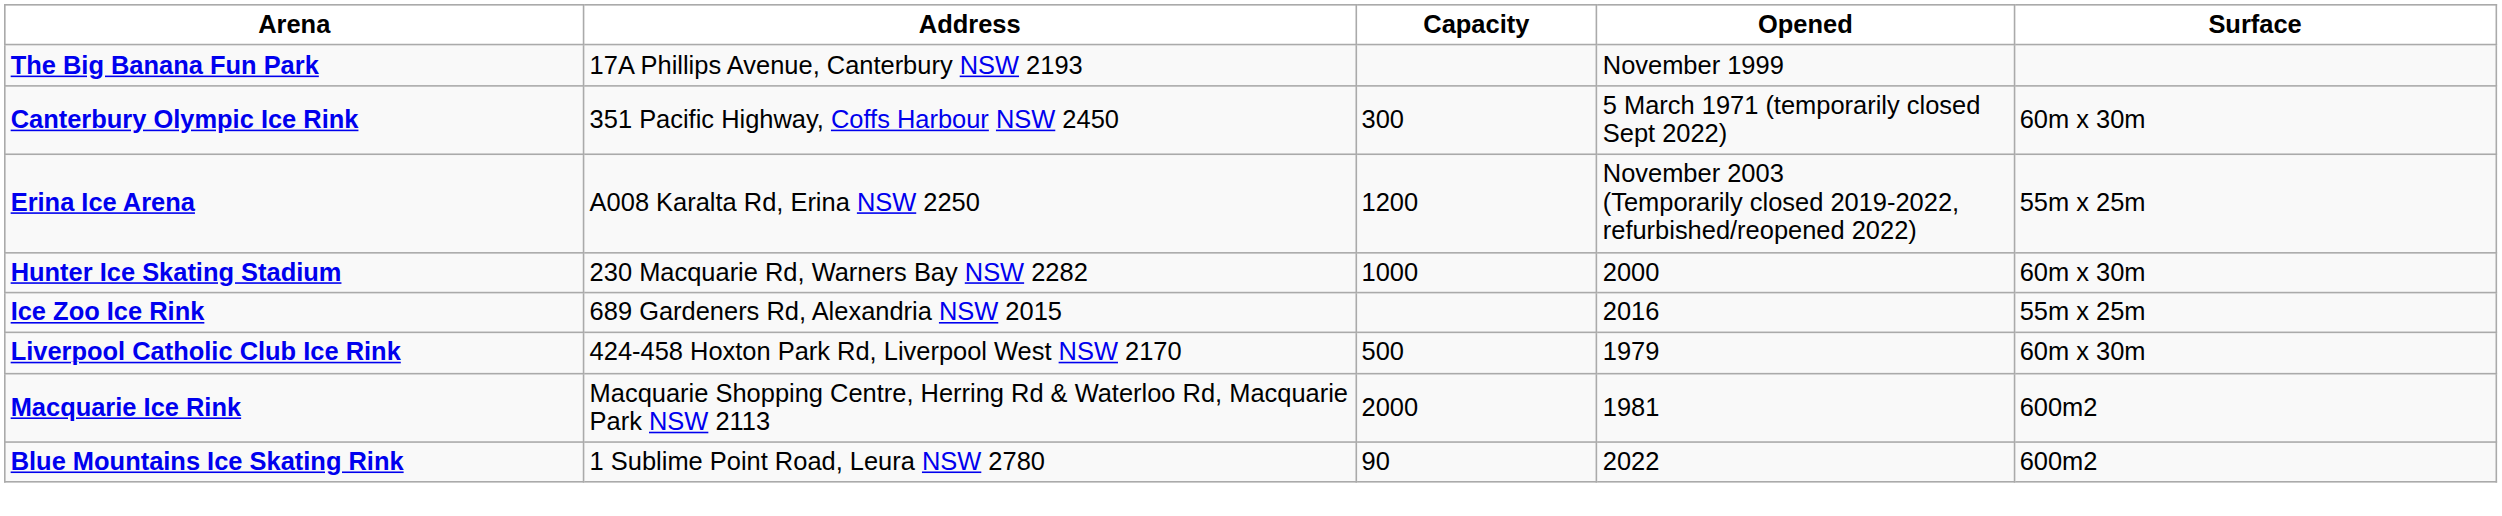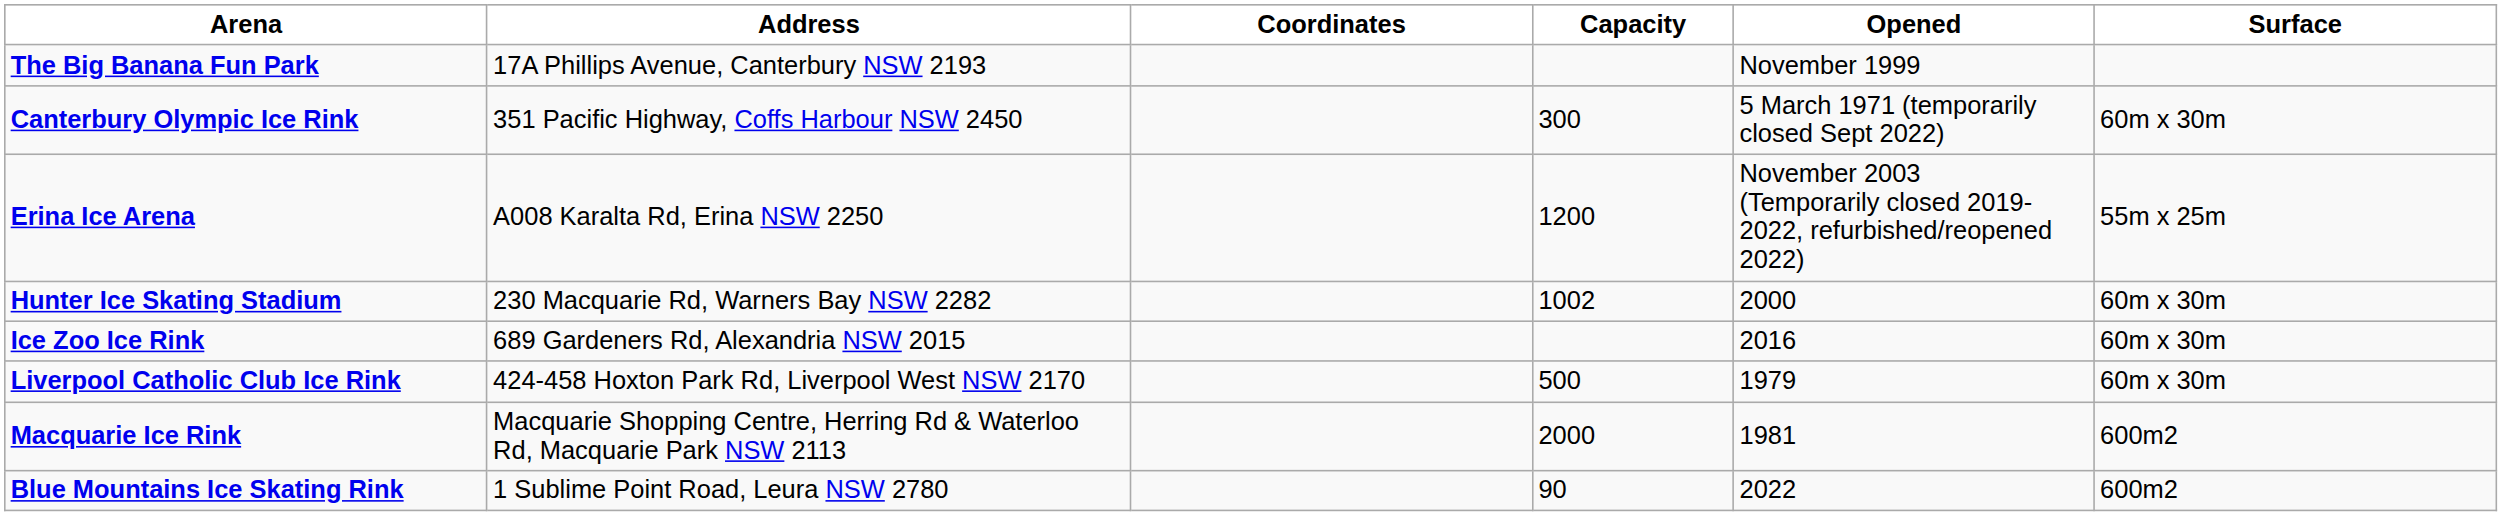+ column: (1332, 24)
(1390, 271) 1000 -> (1567, 300) 1002
(2083, 312) 55m x 25m -> (2163, 340) 60m x 30m
